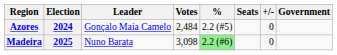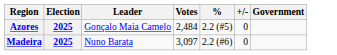- column: (247, 12)
(63, 27) 2024 -> (63, 27) 2025
(187, 42) 3,098 -> (187, 42) 3,097
(217, 42) lightgreen background -> (217, 42) no background
